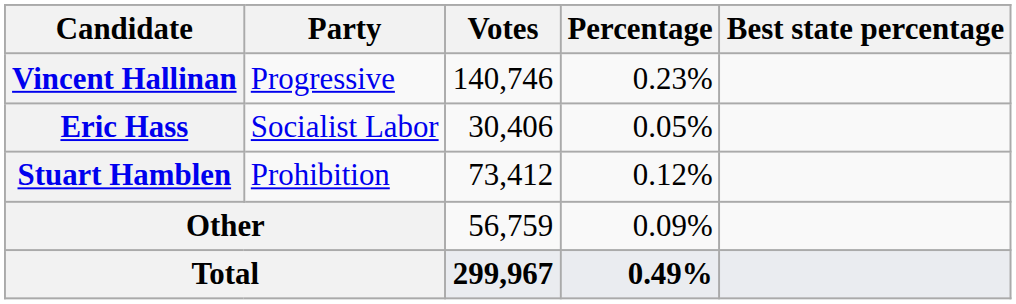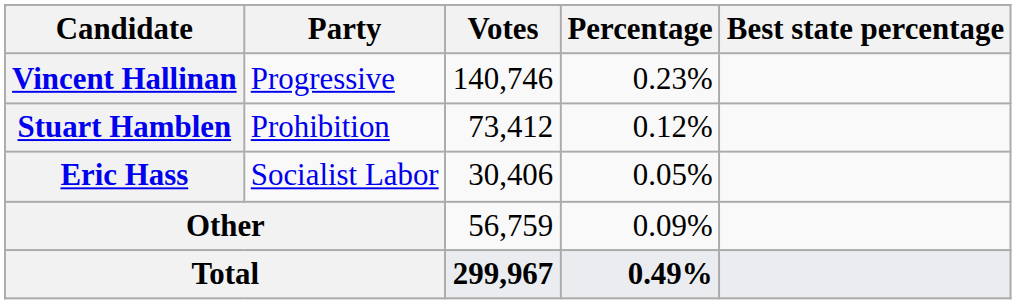rows swapped: (124, 175) <-> (124, 126)
